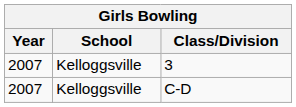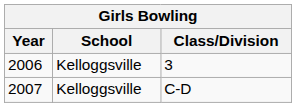(25, 65) 2007 -> (25, 65) 2006
